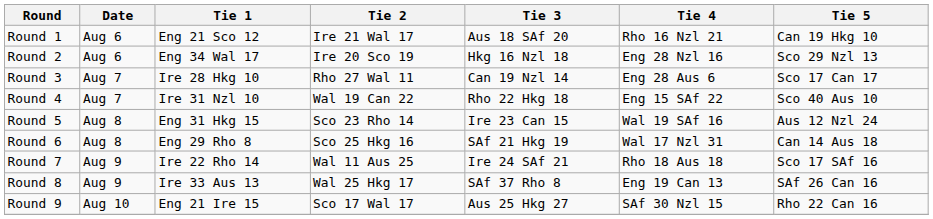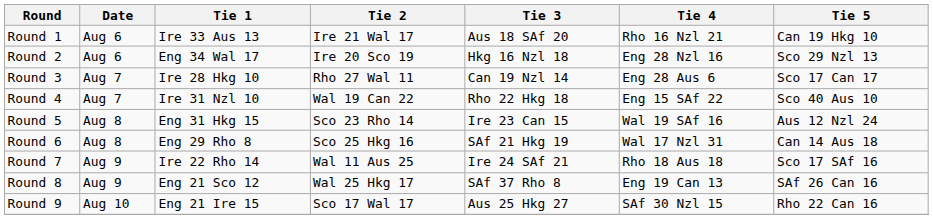(209, 36) Eng 21 Sco 12 -> (209, 36) Ire 33 Aus 13
(209, 183) Ire 33 Aus 13 -> (209, 183) Eng 21 Sco 12
